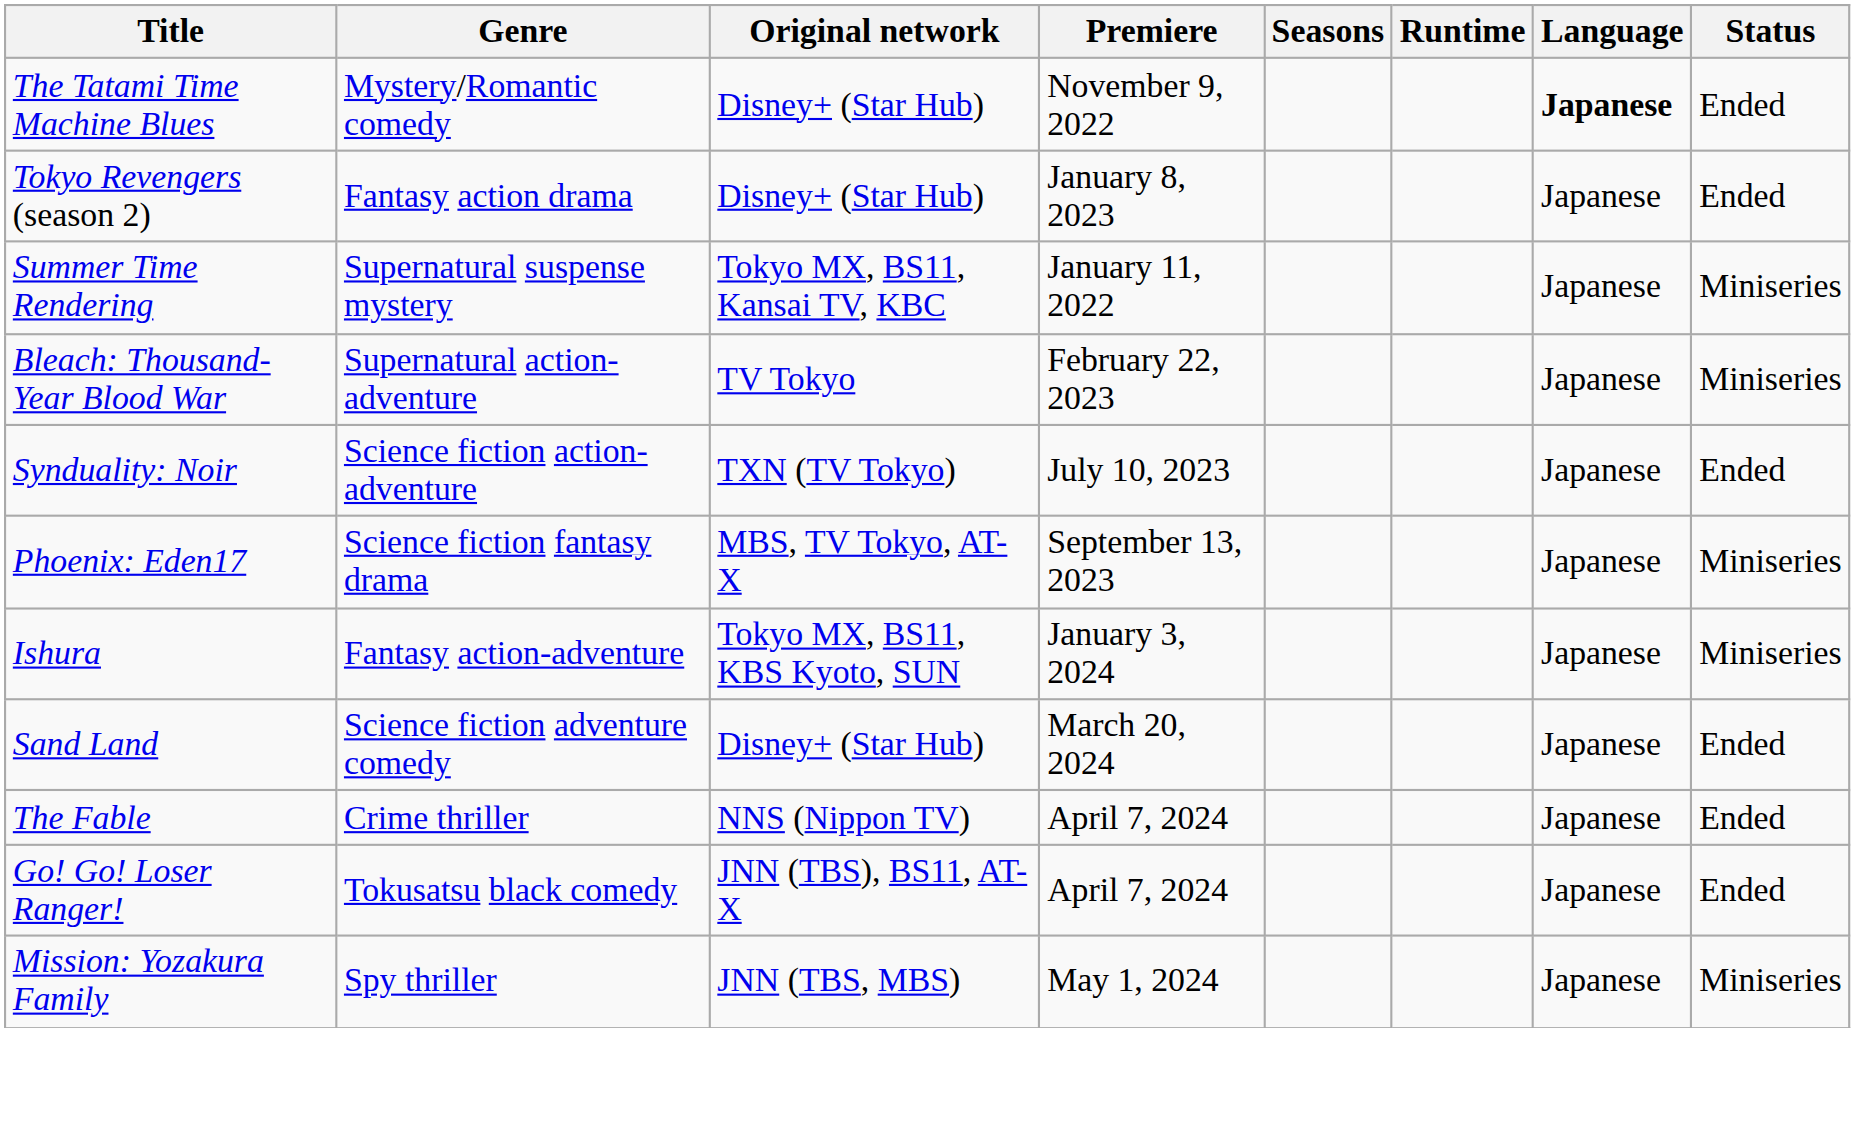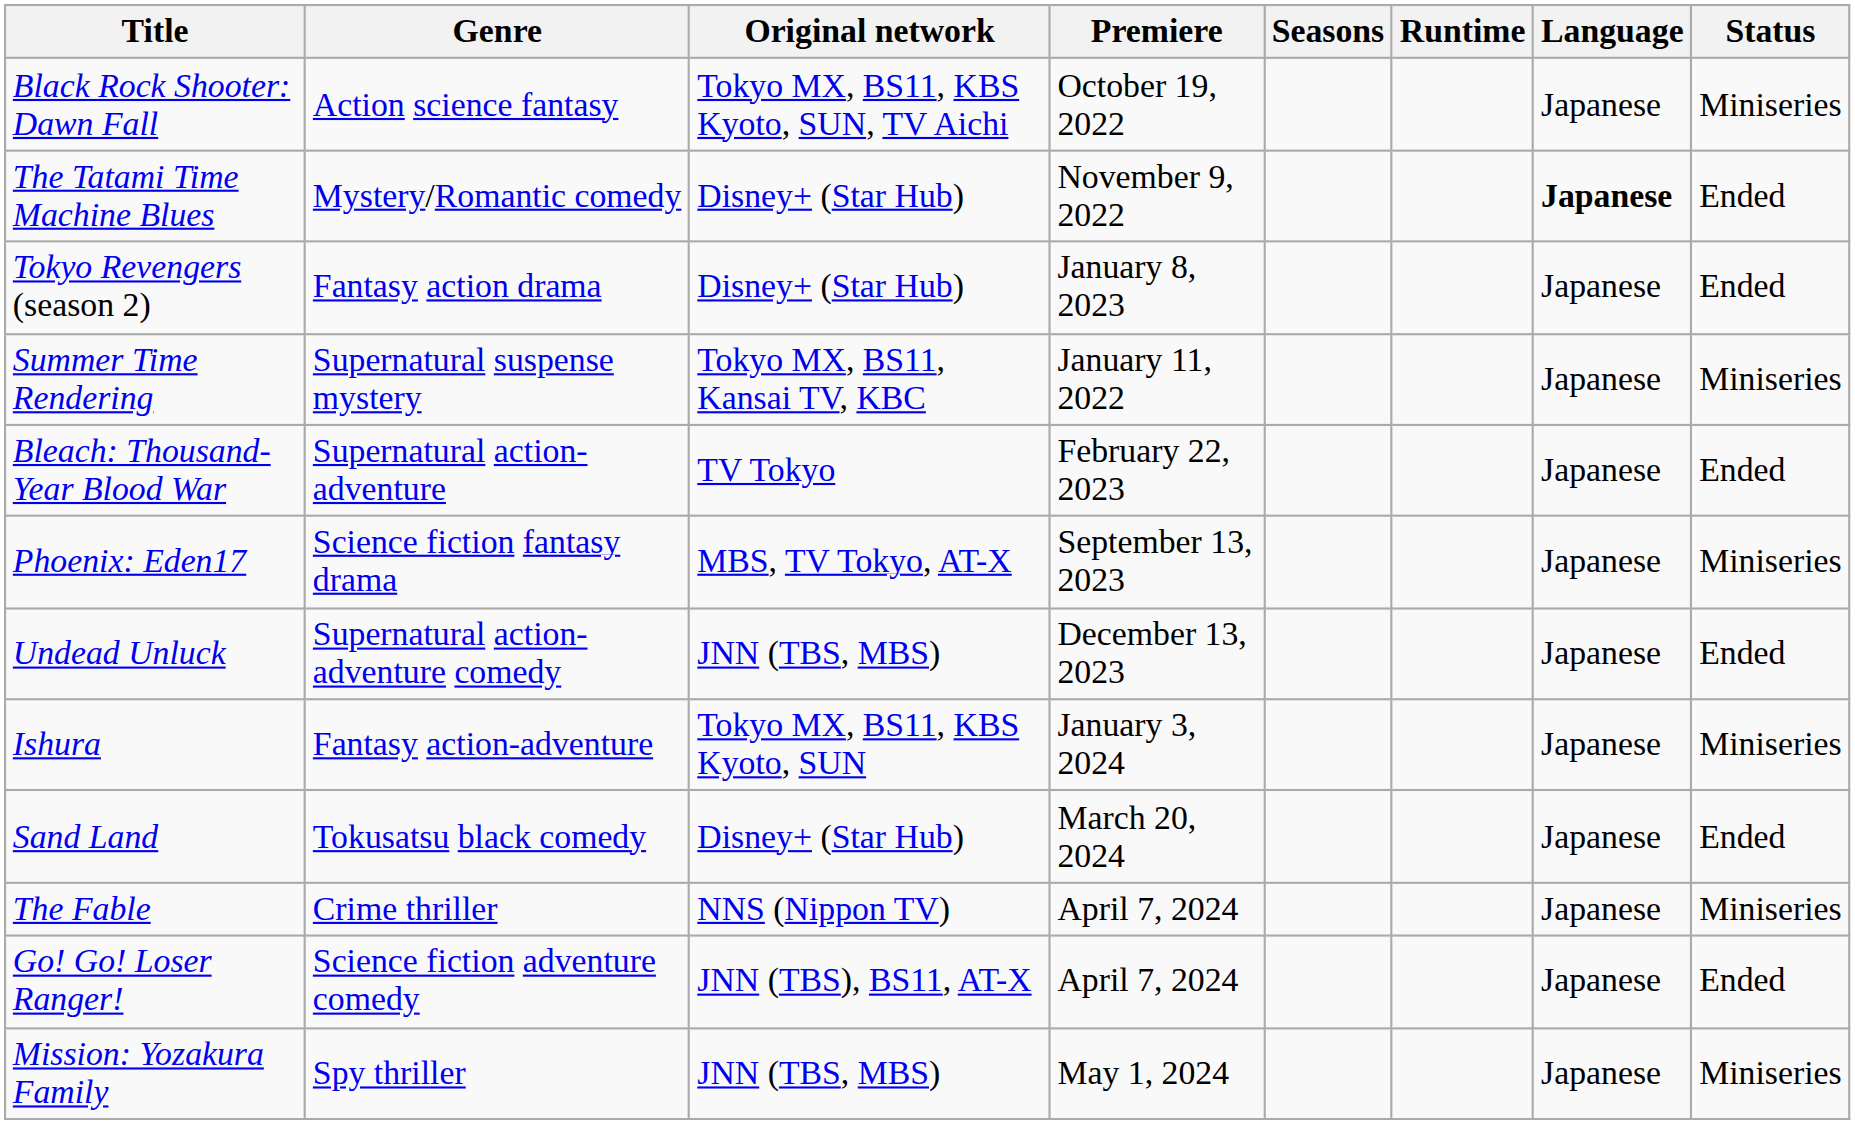+ row: (152, 103)
(1770, 378) Miniseries -> (1742, 469) Ended
- row: (125, 469)
+ row: (119, 652)
(515, 744) Science fiction adventure comedy -> (479, 835) Tokusatsu black comedy
(1742, 816) Ended -> (1770, 908) Miniseries
(511, 889) Tokusatsu black comedy -> (484, 981) Science fiction adventure comedy
